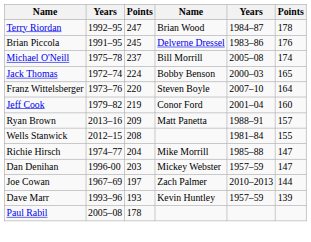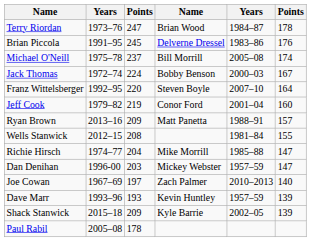(105, 27) 1992–95 -> (105, 27) 1973–76
(285, 74) 165 -> (285, 74) 167
(105, 89) 1973–76 -> (105, 89) 1992–95
(285, 182) 144 -> (285, 182) 140
+ row: (38, 213)
